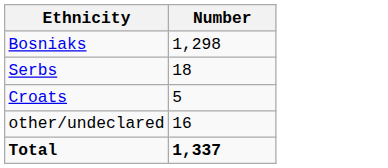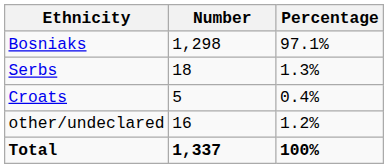+ column: (330, 18)
